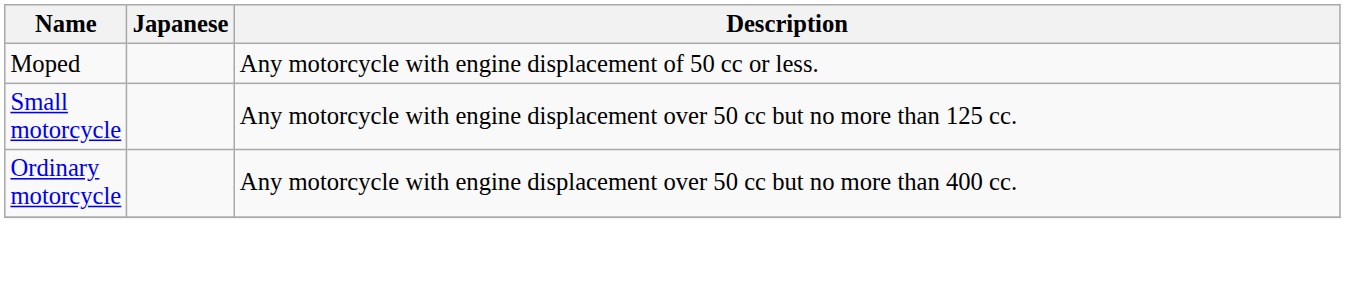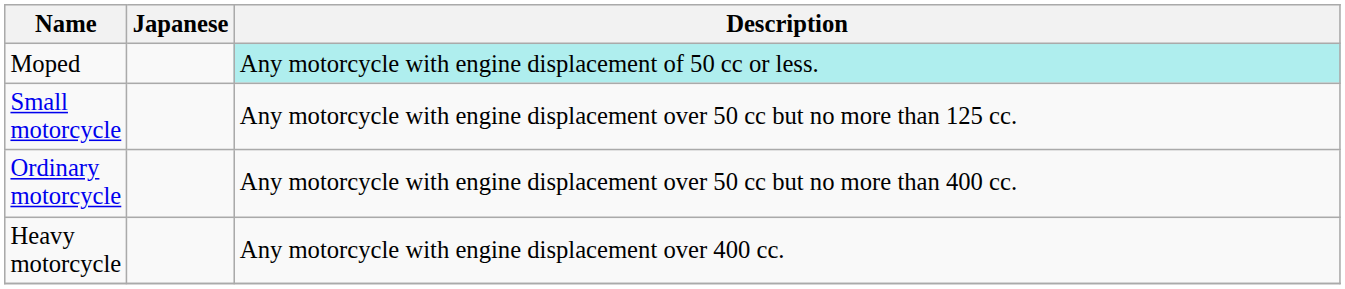(529, 63) no background -> (529, 63) paleturquoise background
+ row: (66, 249)
